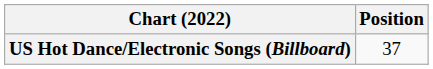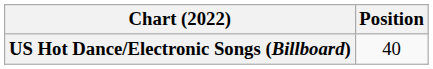(392, 49) 37 -> (392, 49) 40
